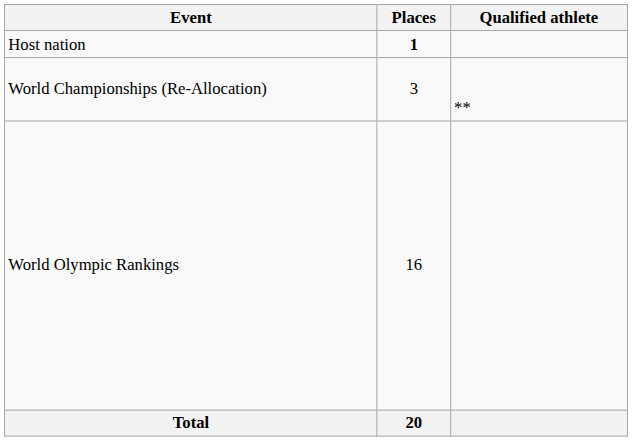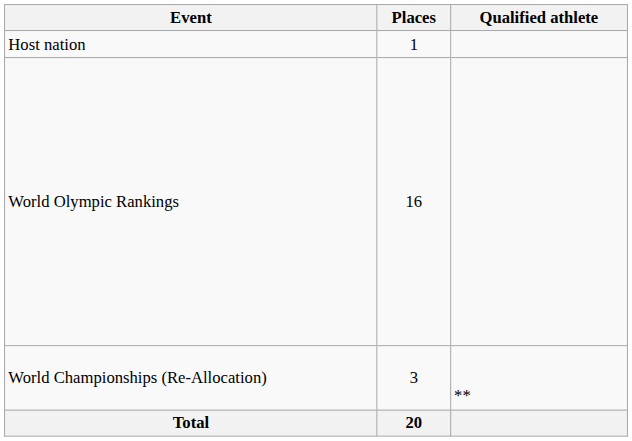(414, 44) bold -> (414, 44) normal
rows swapped: (94, 265) <-> (138, 89)
